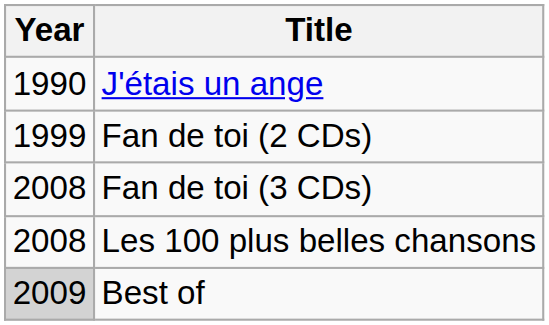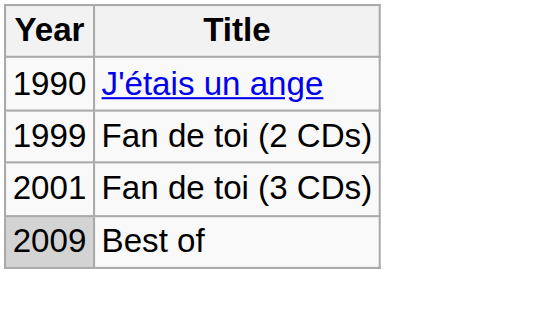(50, 188) 2008 -> (50, 188) 2001
- row: (319, 240)
